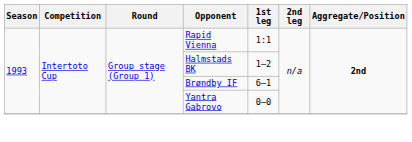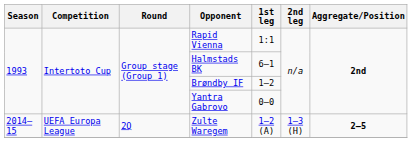(264, 64) 1–2 -> (266, 64) 6–1
(264, 83) 6–1 -> (266, 83) 1–2
+ row: (210, 126)
